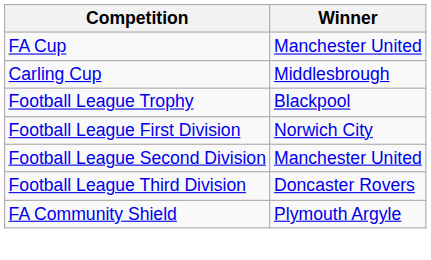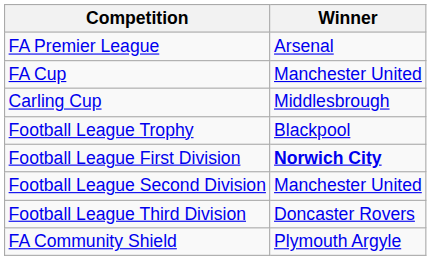+ row: (84, 46)
(323, 130) normal -> (328, 158) bold
